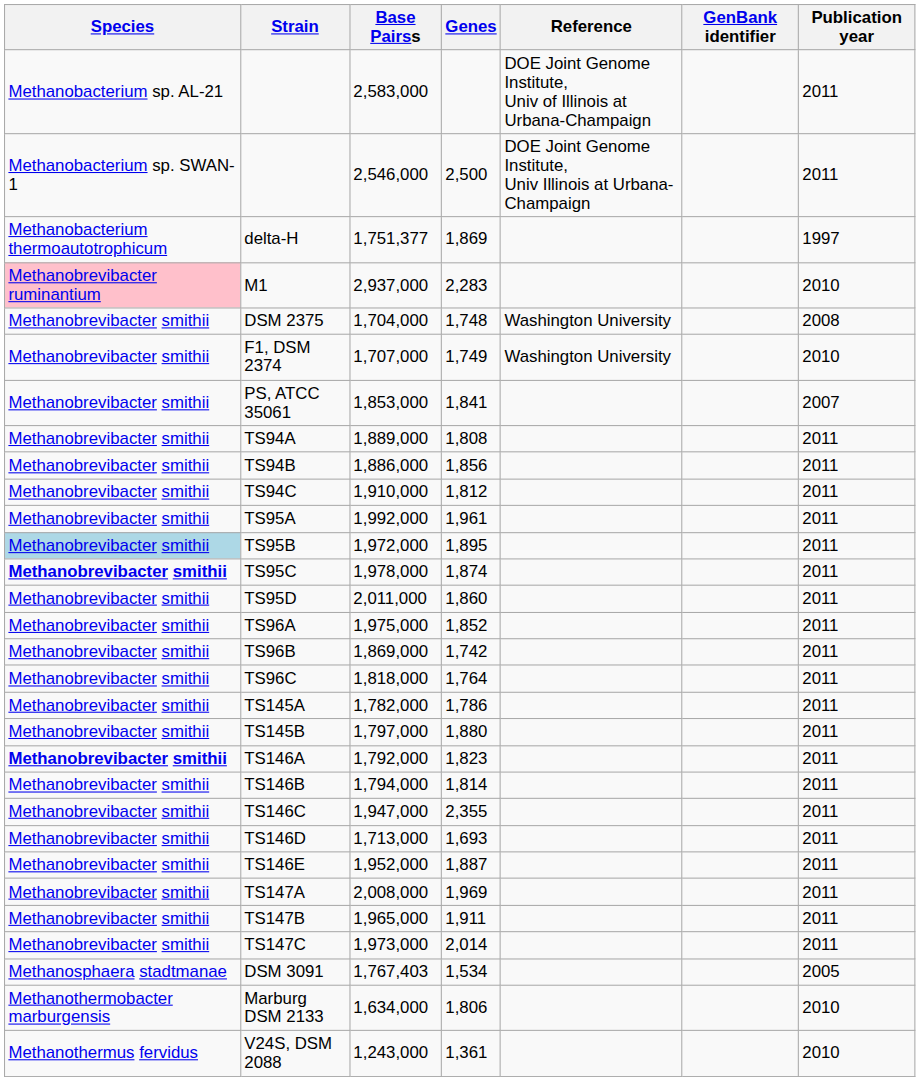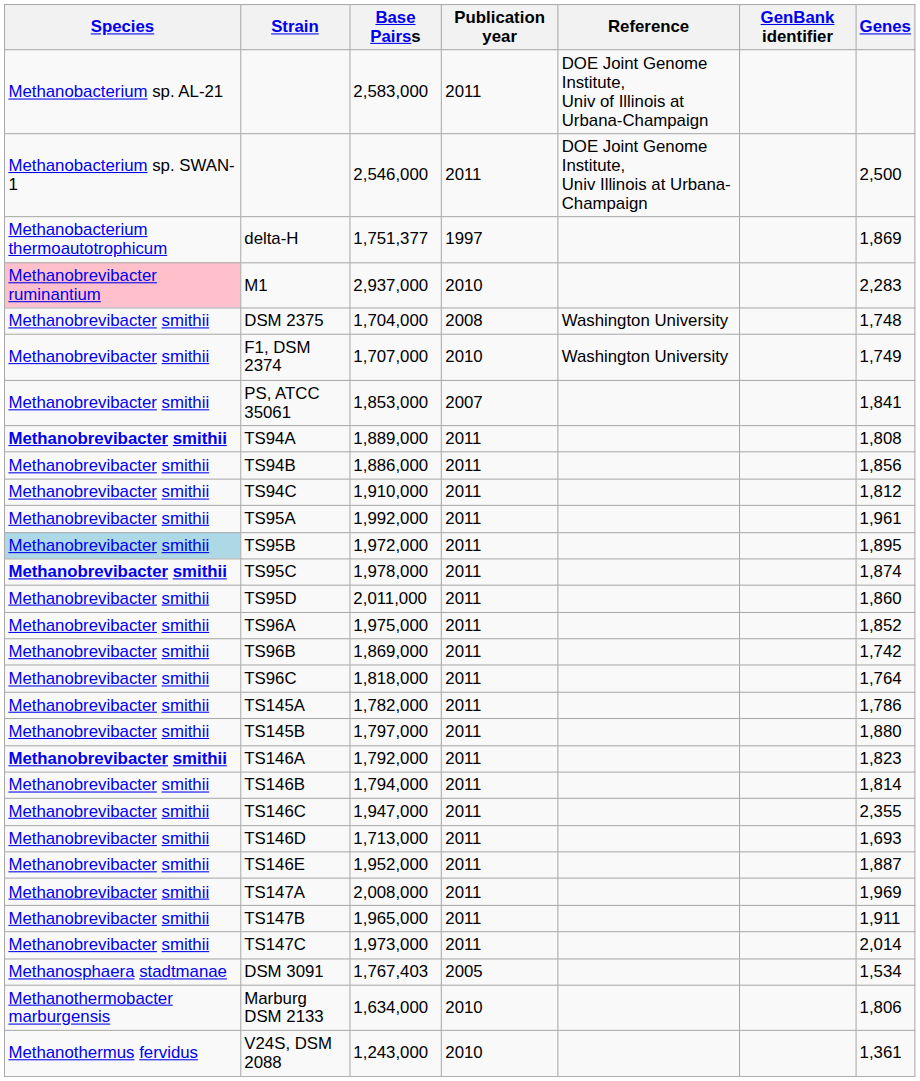columns swapped: (471, 27) <-> (857, 27)
(109, 438) normal -> (118, 438) bold
